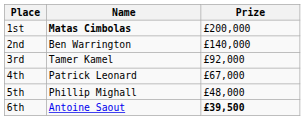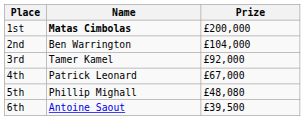(227, 44) £140,000 -> (227, 44) £104,000
(224, 92) £48,000 -> (224, 92) £48,080
(224, 108) bold -> (224, 108) normal
